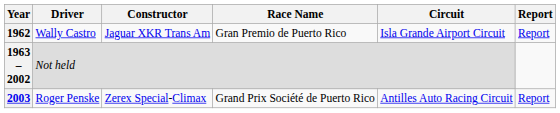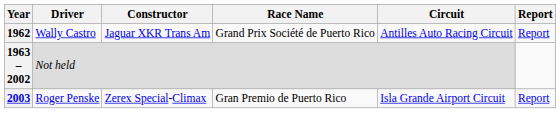(281, 33) Gran Premio de Puerto Rico -> (295, 33) Grand Prix Société de Puerto Rico
(443, 33) Isla Grande Airport Circuit -> (446, 33) Antilles Auto Racing Circuit
(295, 98) Grand Prix Société de Puerto Rico -> (281, 98) Gran Premio de Puerto Rico
(446, 98) Antilles Auto Racing Circuit -> (443, 98) Isla Grande Airport Circuit
